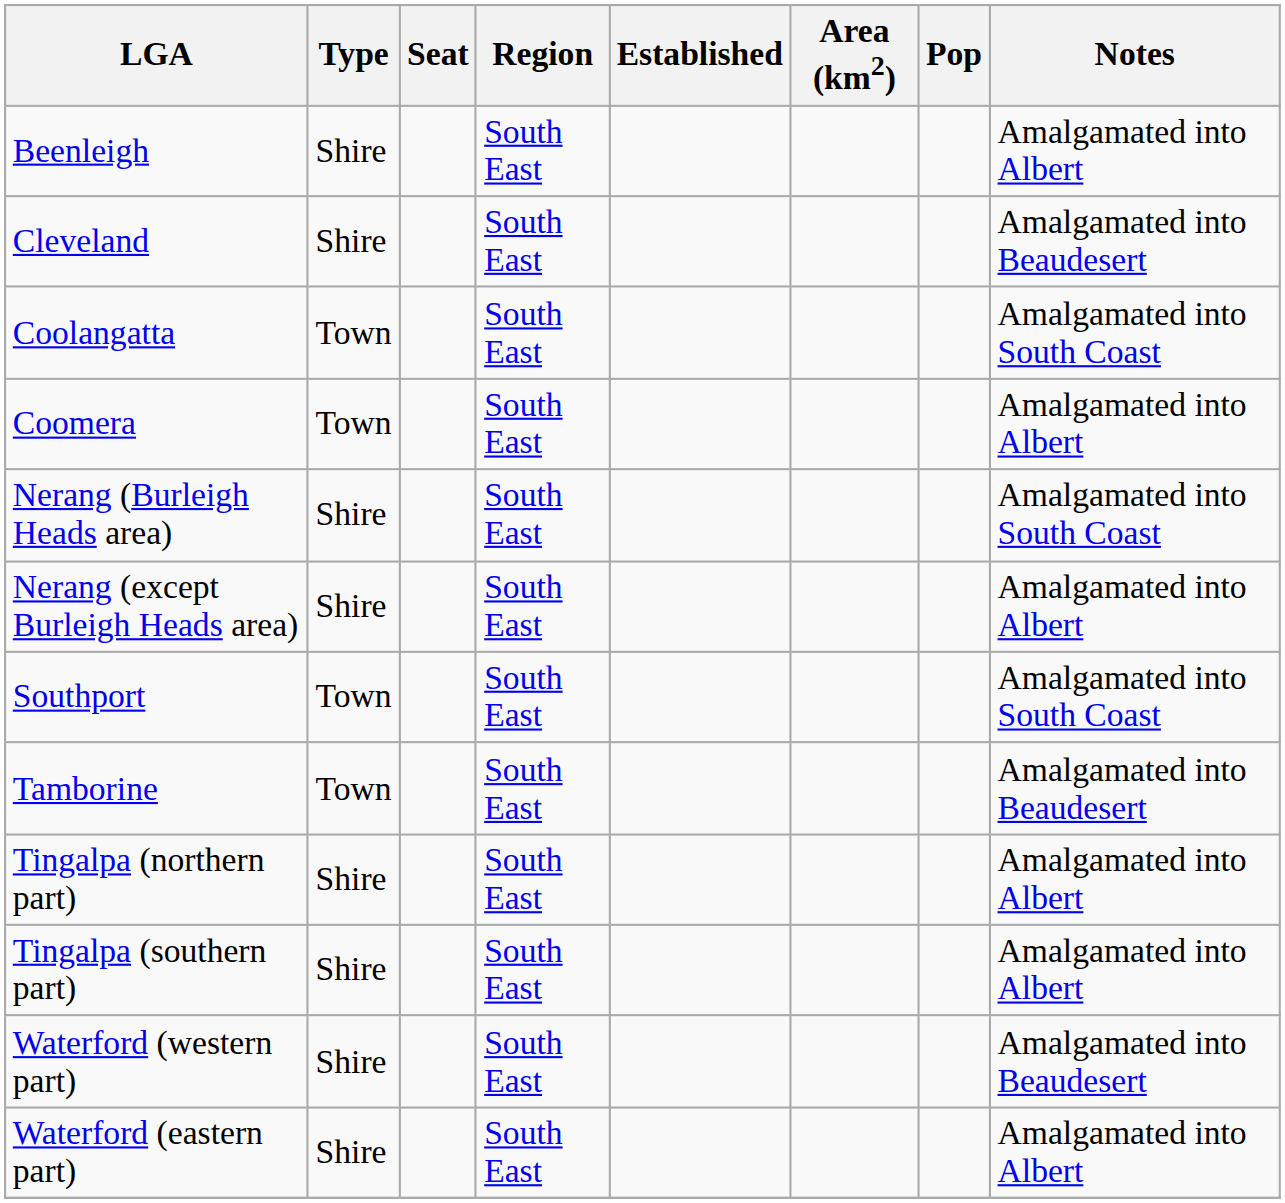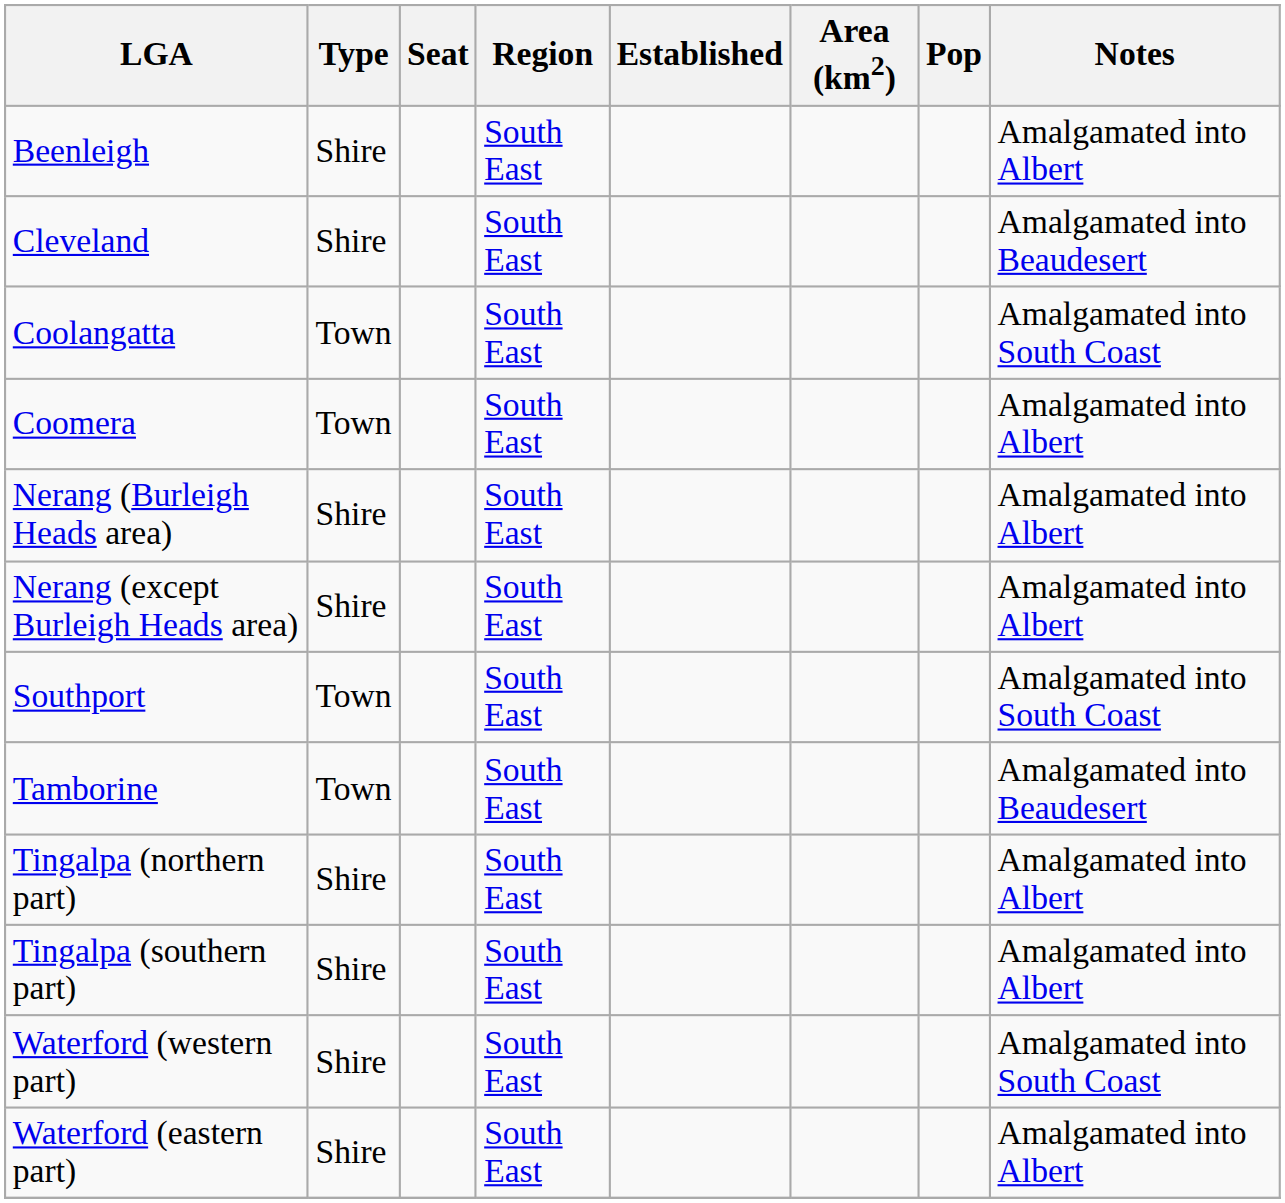(1122, 514) Amalgamated into South Coast -> (1122, 514) Amalgamated into Albert
(1122, 1061) Amalgamated into Beaudesert -> (1122, 1061) Amalgamated into South Coast
